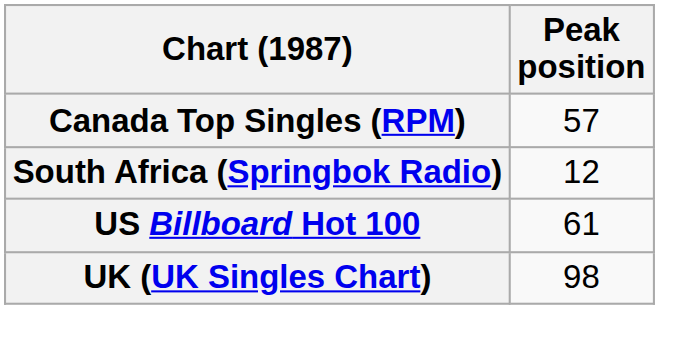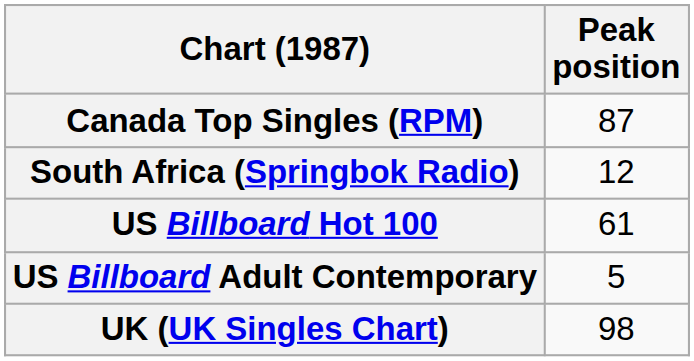(581, 119) 57 -> (616, 119) 87
+ row: (275, 276)
